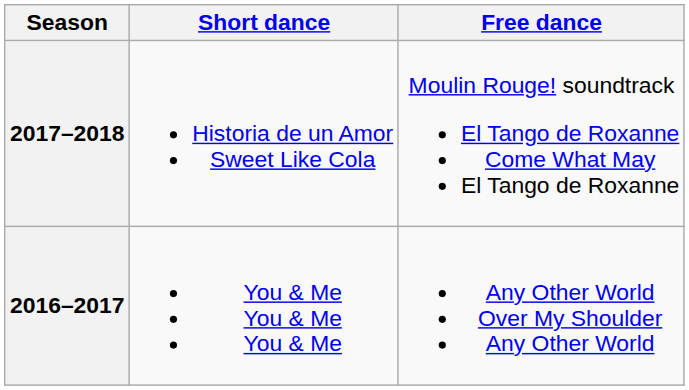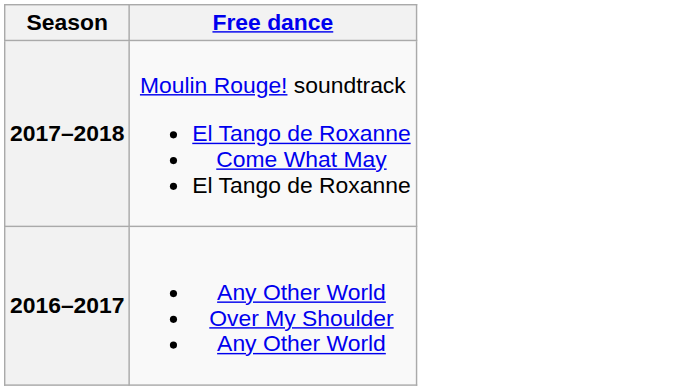- column: (264, 22)
